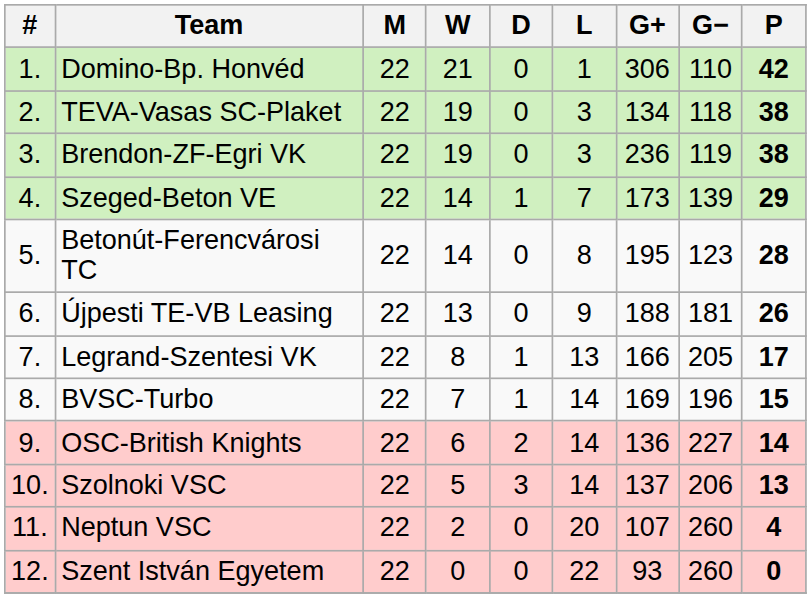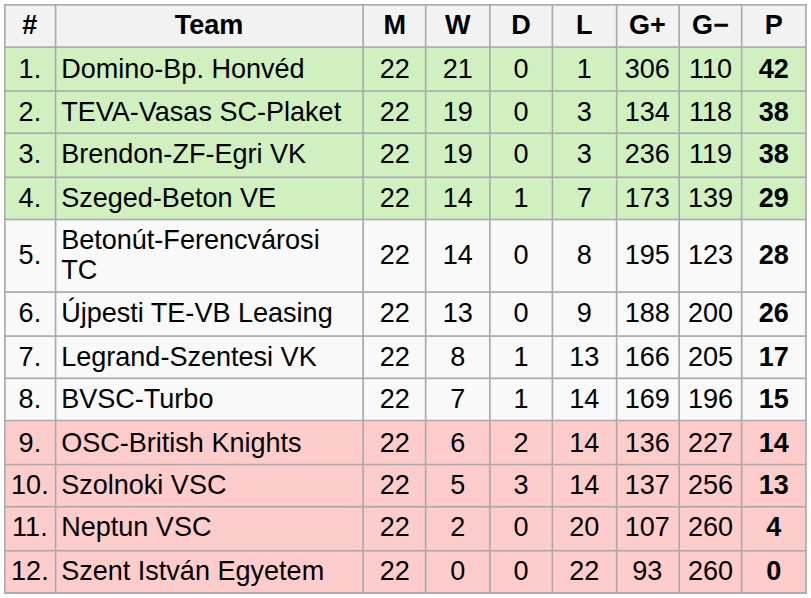(711, 313) 181 -> (711, 313) 200
(711, 485) 206 -> (711, 485) 256
